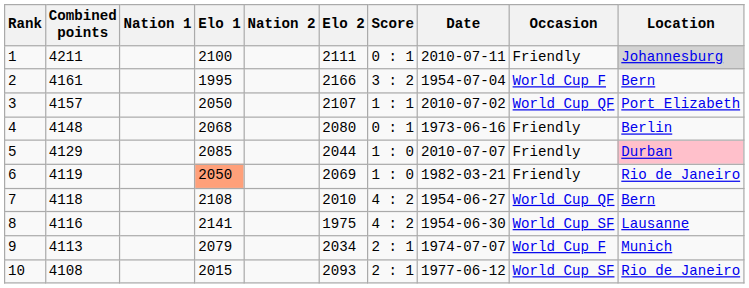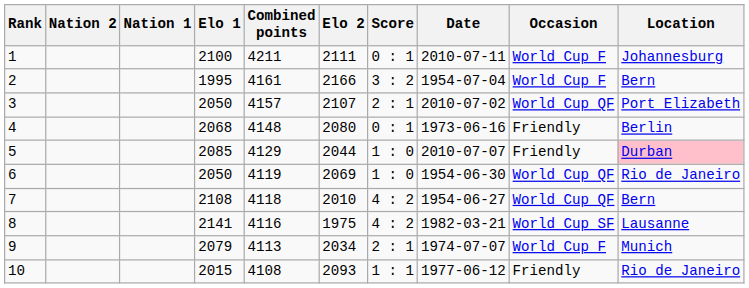columns swapped: (83, 25) <-> (282, 25)
(547, 57) Friendly -> (559, 57) World Cup F
(672, 57) lightgrey background -> (672, 57) no background
(393, 104) 1 : 1 -> (393, 104) 2 : 1
(215, 176) lightsalmon background -> (215, 176) no background
(463, 176) 1982-03-21 -> (463, 176) 1954-06-30
(547, 176) Friendly -> (564, 176) World Cup QF
(463, 223) 1954-06-30 -> (463, 223) 1982-03-21
(393, 271) 2 : 1 -> (393, 271) 1 : 1
(564, 271) World Cup SF -> (547, 271) Friendly
